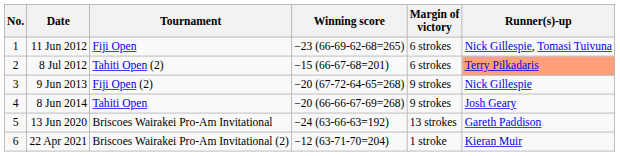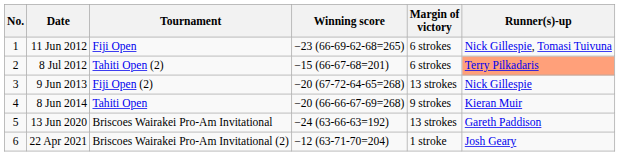(430, 85) 9 strokes -> (433, 85) 13 strokes
(491, 104) Josh Geary -> (493, 104) Kieran Muir
(493, 142) Kieran Muir -> (491, 142) Josh Geary
